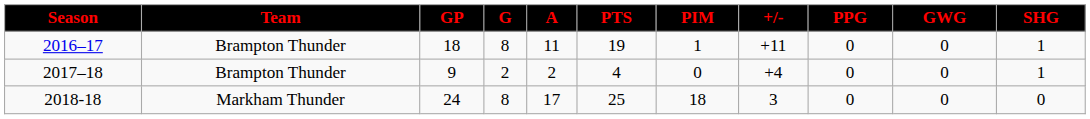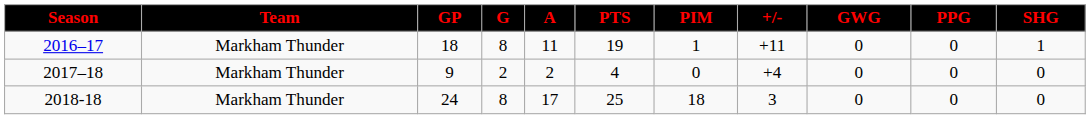columns swapped: (945, 18) <-> (850, 18)
(281, 45) Brampton Thunder -> (280, 45) Markham Thunder
(281, 72) Brampton Thunder -> (280, 72) Markham Thunder
(1041, 72) 1 -> (1041, 72) 0
